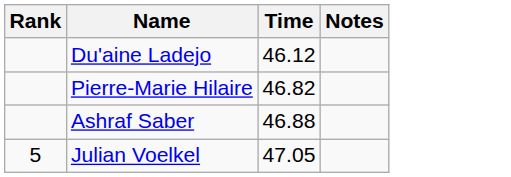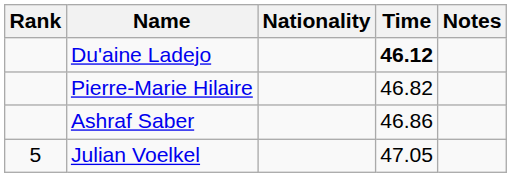+ column: (317, 21)
(289, 54) normal -> (407, 54) bold
(289, 121) 46.88 -> (407, 121) 46.86
